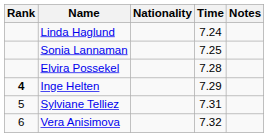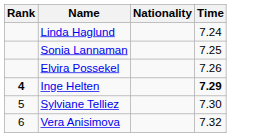- column: (245, 13)
(210, 68) 7.28 -> (210, 68) 7.26
(210, 86) normal -> (210, 86) bold
(210, 104) 7.31 -> (210, 104) 7.30
